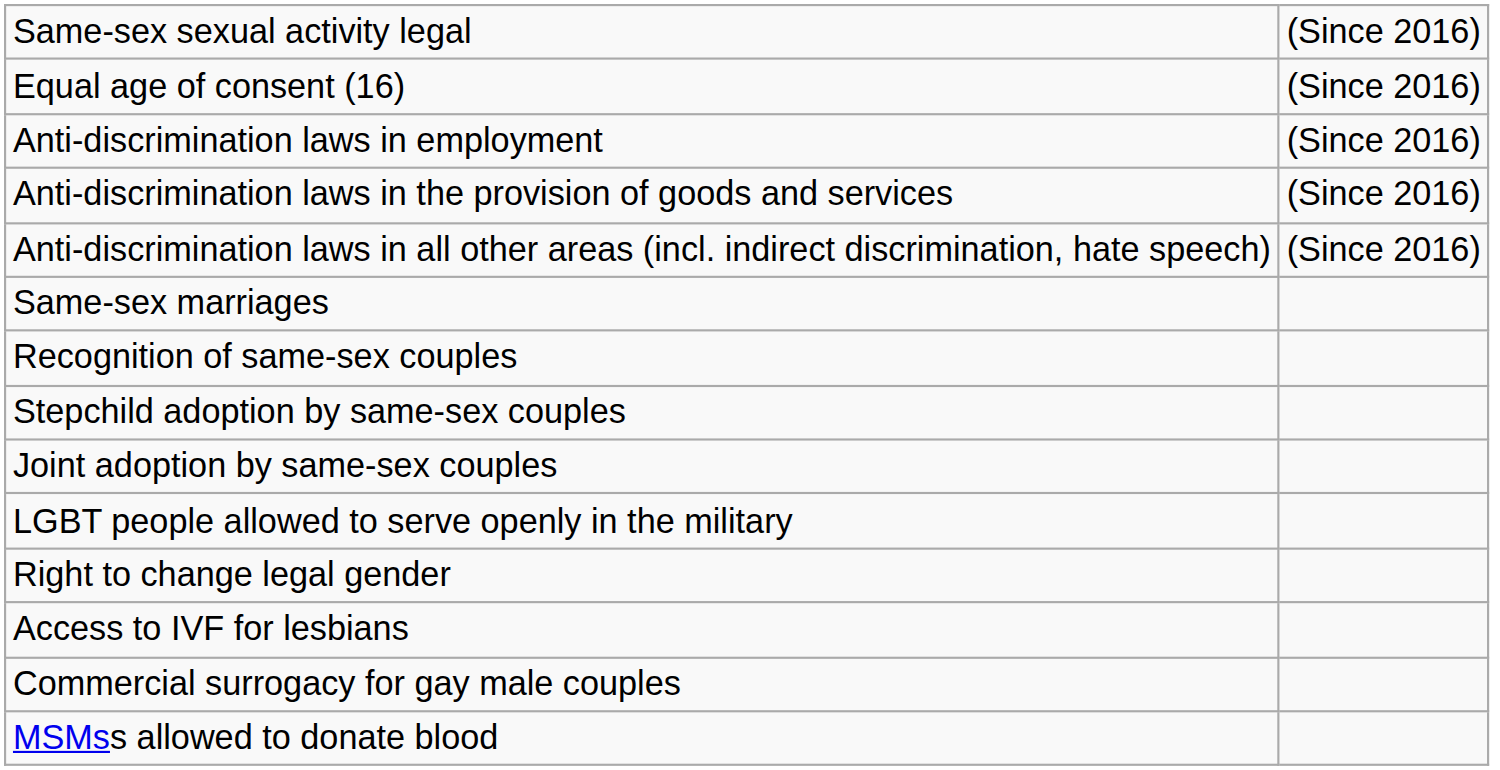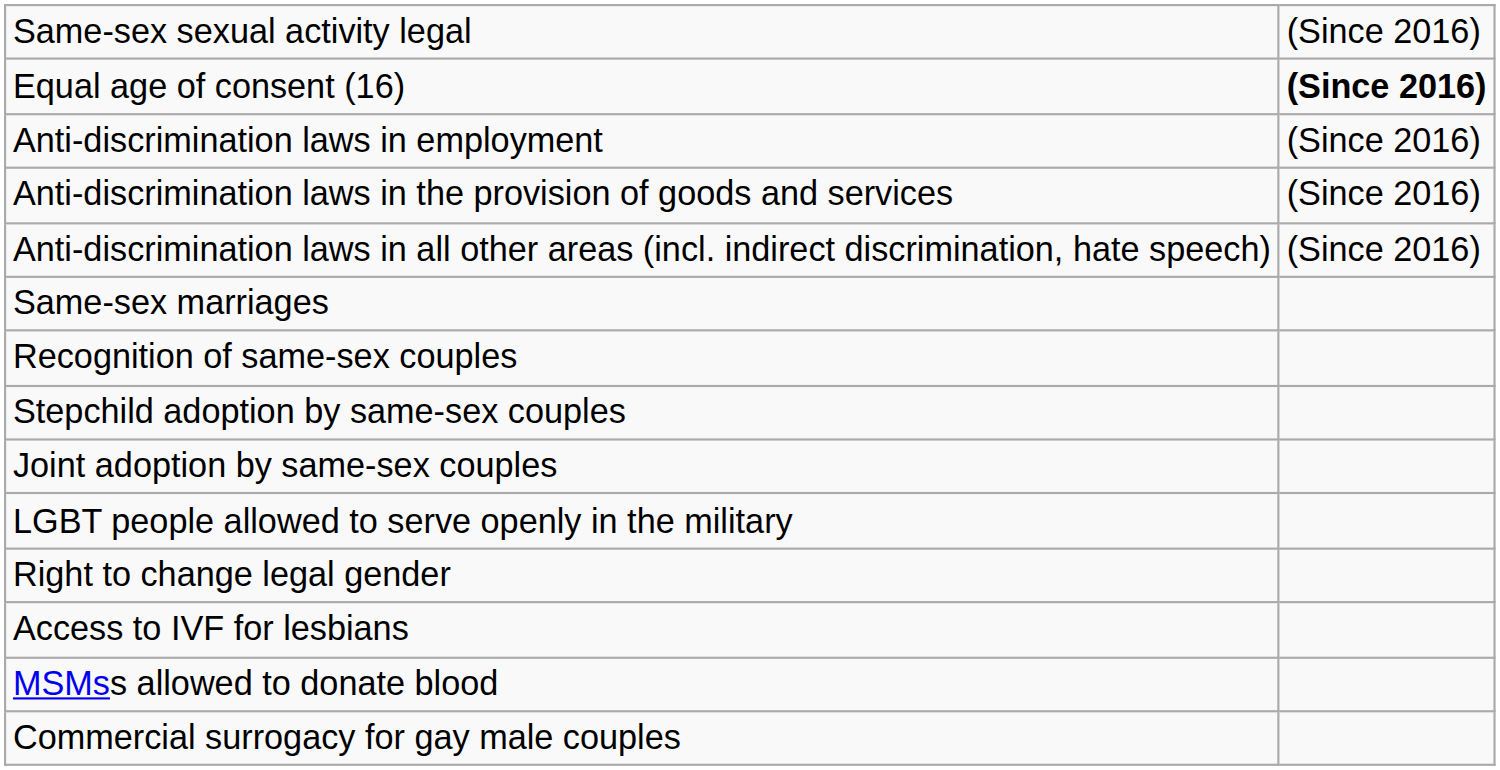(1384, 85) normal -> (1387, 85) bold
rows swapped: (347, 683) <-> (256, 737)
